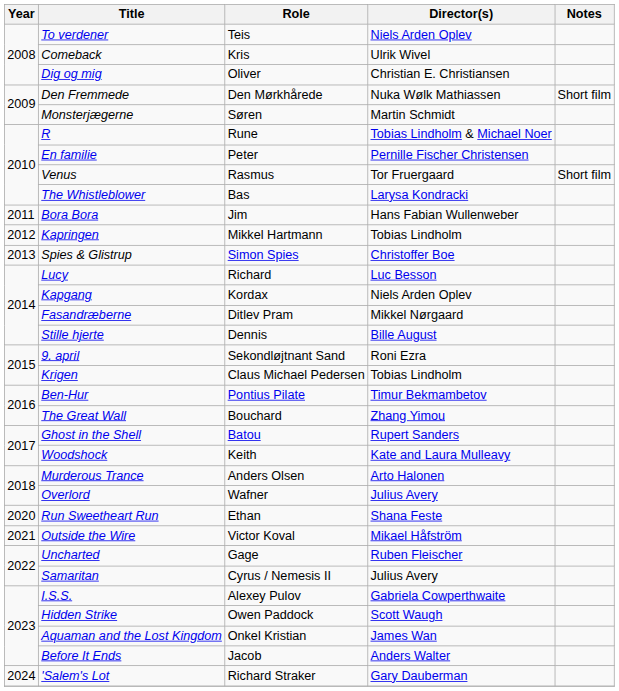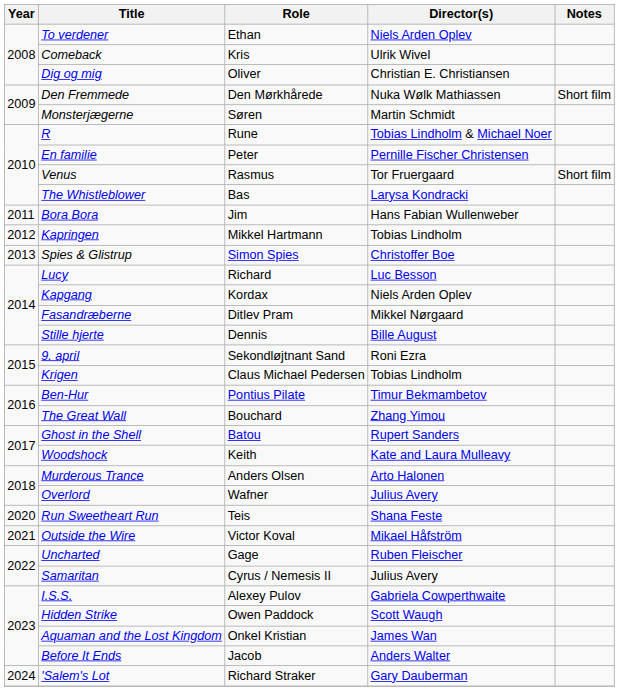(239, 34) Teis -> (244, 34) Ethan
(244, 515) Ethan -> (239, 515) Teis
